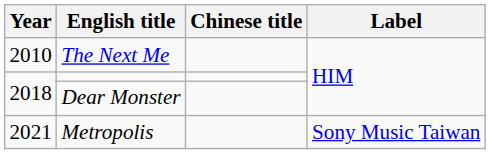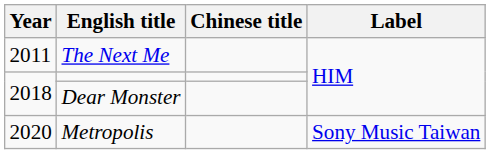(31, 54) 2010 -> (30, 54) 2011
(31, 131) 2021 -> (31, 131) 2020
